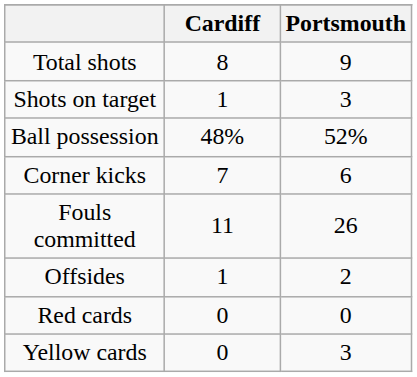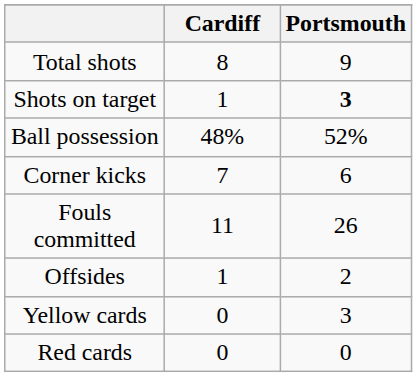(346, 99) normal -> (346, 99) bold
rows swapped: (85, 352) <-> (85, 314)
